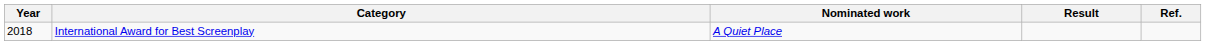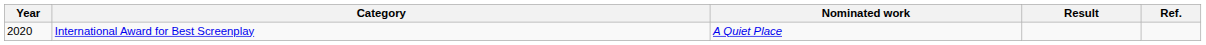(20, 31) 2018 -> (20, 31) 2020
